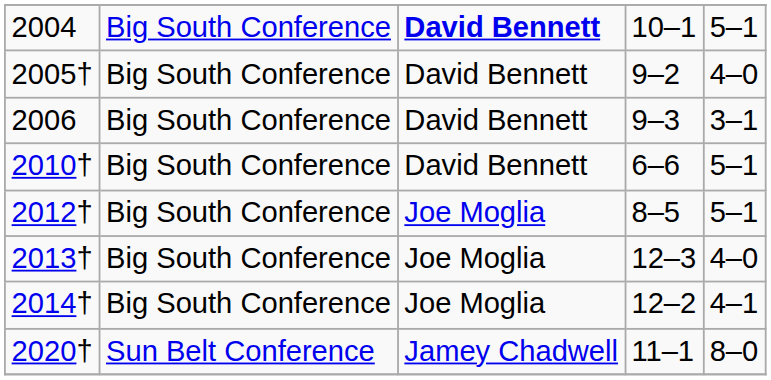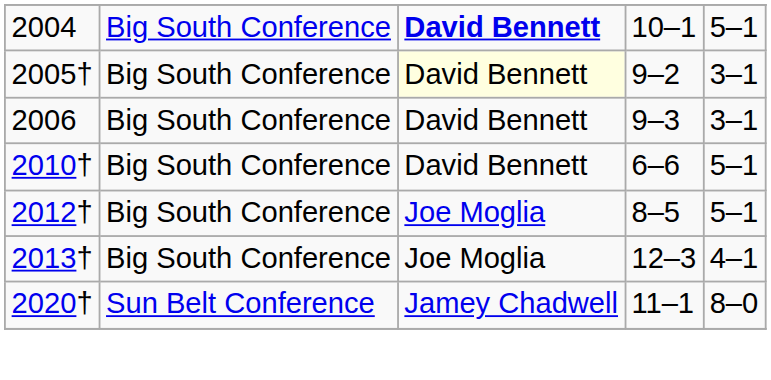(496, 73) no background -> (496, 73) lightyellow background
(734, 73) 4–0 -> (734, 73) 3–1
(734, 258) 4–0 -> (734, 258) 4–1
- row: (52, 304)
